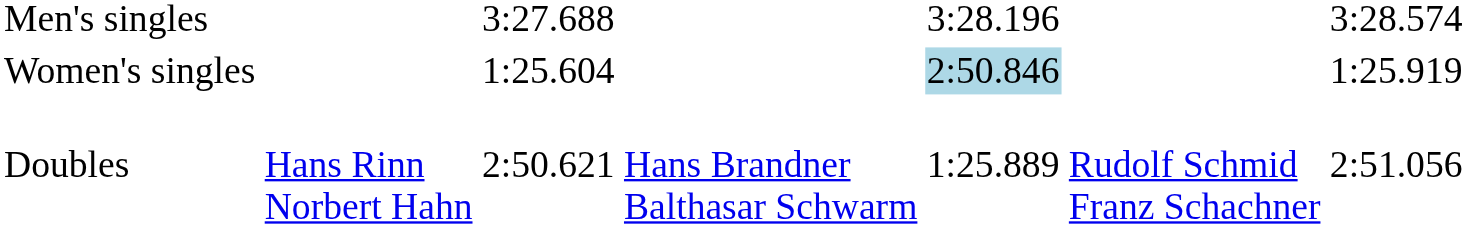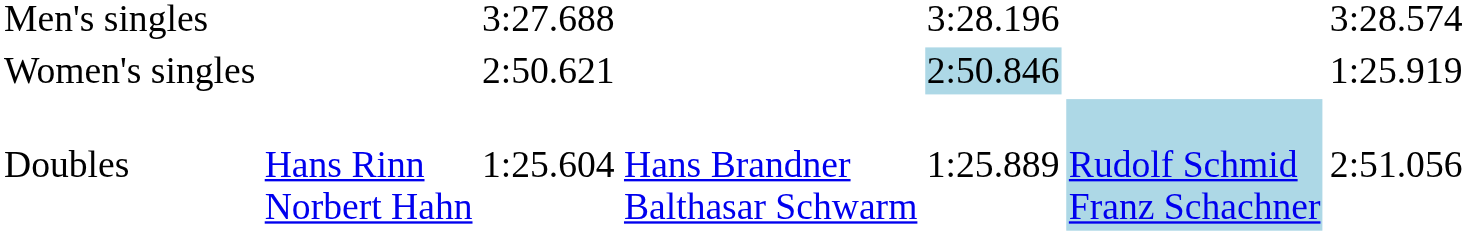(548, 70) 1:25.604 -> (548, 70) 2:50.621
(548, 164) 2:50.621 -> (548, 164) 1:25.604
(1195, 185) no background -> (1195, 185) lightblue background
